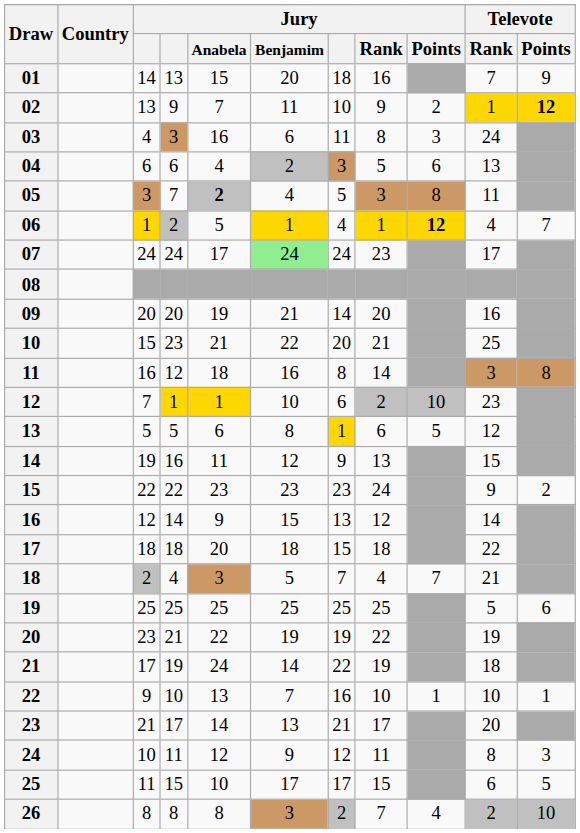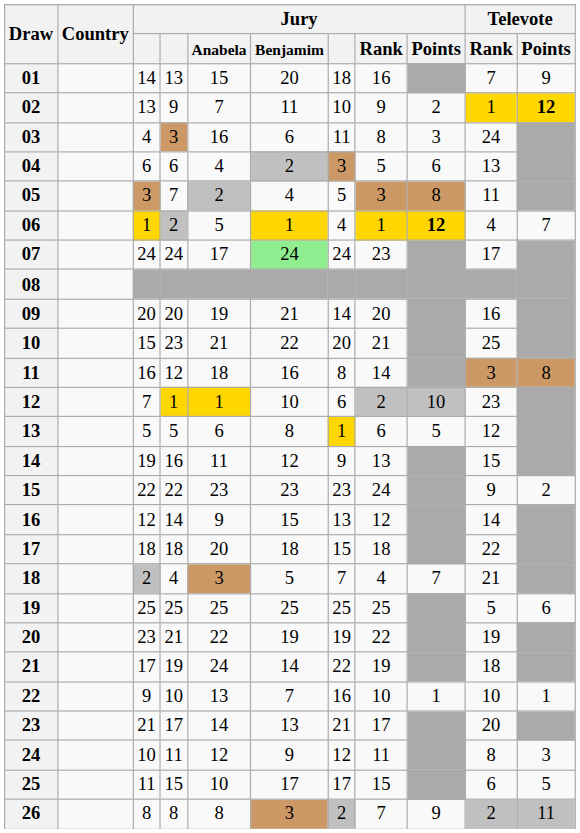(219, 195) bold -> (219, 195) normal
(436, 813) 4 -> (436, 813) 9
(546, 813) 10 -> (546, 813) 11
